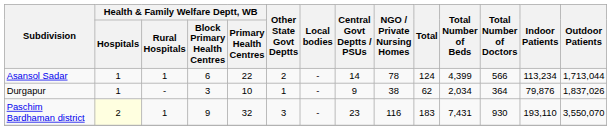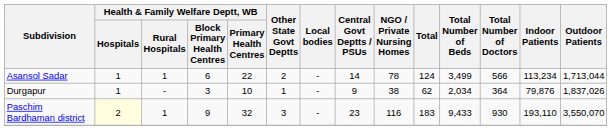(460, 76) 4,399 -> (460, 76) 3,499
(460, 112) 7,431 -> (460, 112) 9,433
